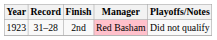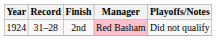(16, 27) 1923 -> (16, 27) 1924
